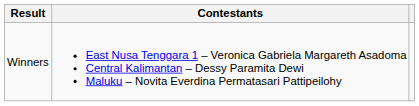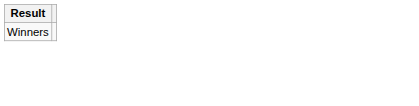- column: (230, 14)
